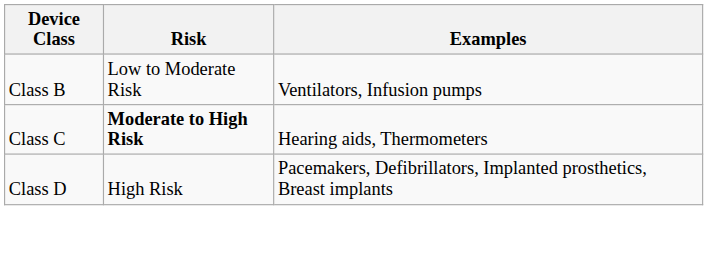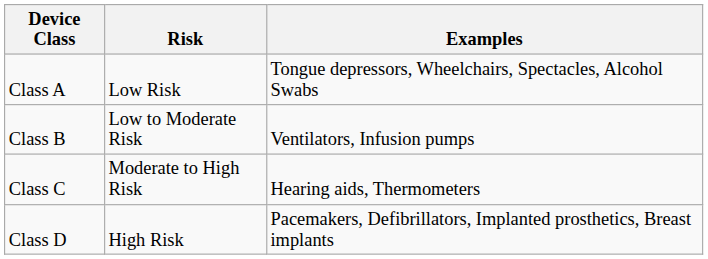+ row: (37, 89)
(178, 129) bold -> (174, 179) normal
